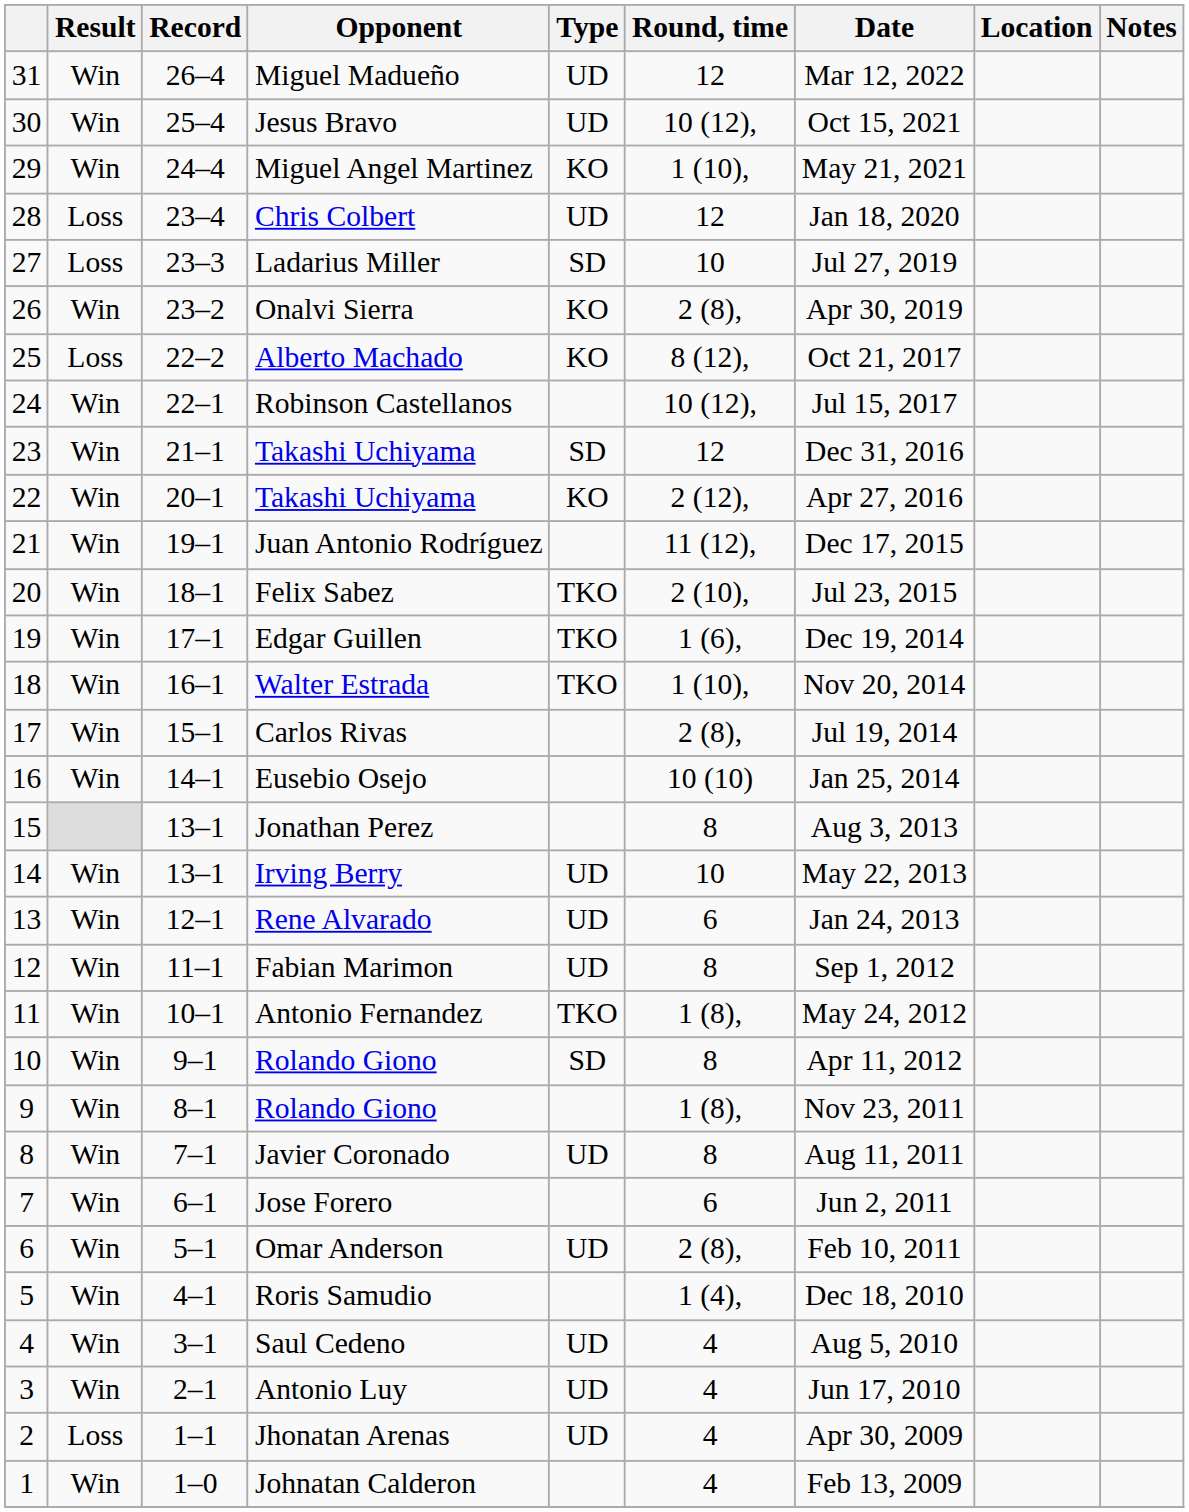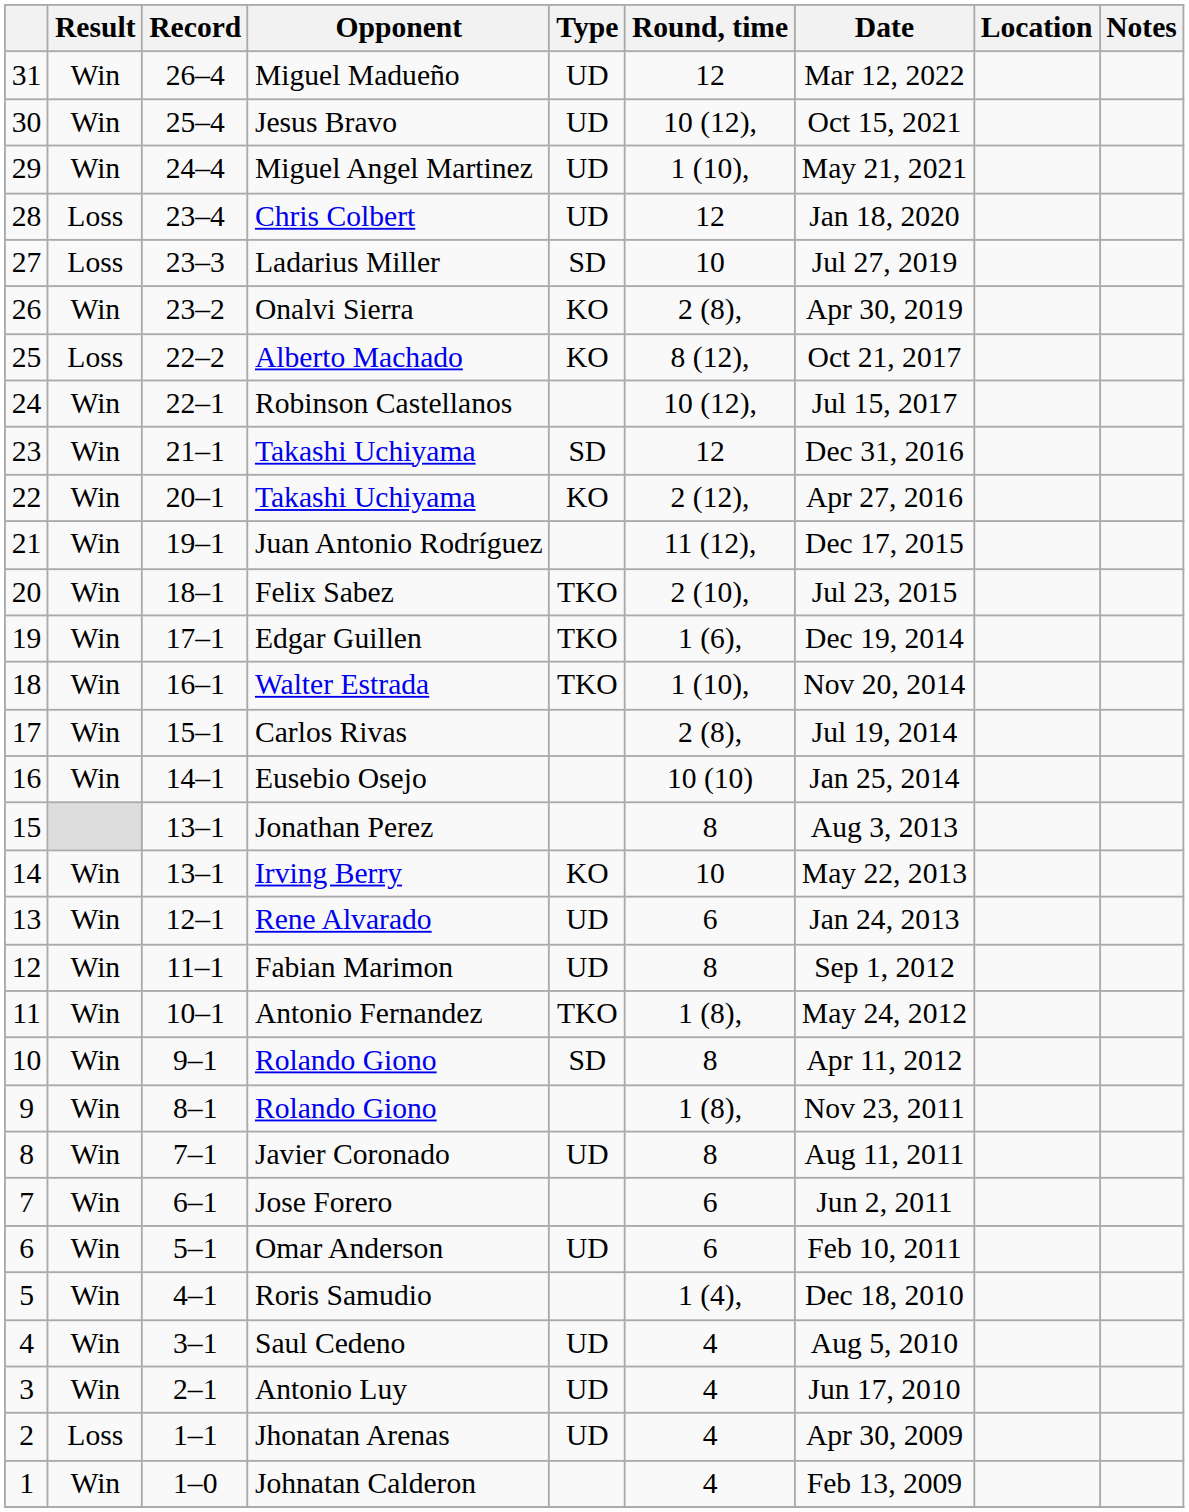(587, 168) KO -> (587, 168) UD
(587, 872) UD -> (587, 872) KO
(710, 1248) 2 (8), -> (710, 1248) 6
